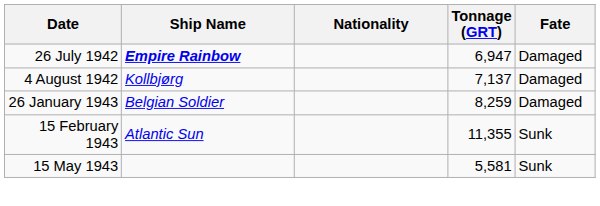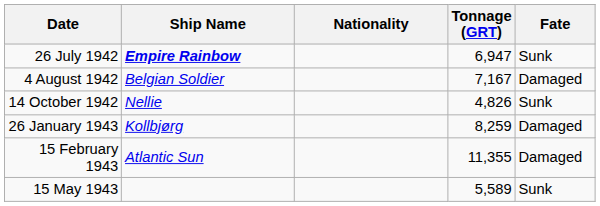(550, 56) Damaged -> (535, 56) Sunk
(154, 79) Kollbjørg -> (175, 79) Belgian Soldier
(493, 79) 7,137 -> (493, 79) 7,167
+ row: (63, 102)
(175, 102) Belgian Soldier -> (154, 126) Kollbjørg
(535, 134) Sunk -> (550, 157) Damaged
(493, 166) 5,581 -> (493, 189) 5,589
